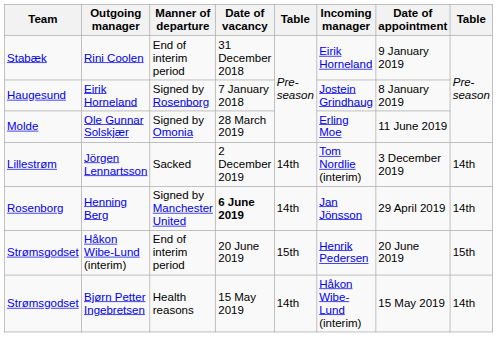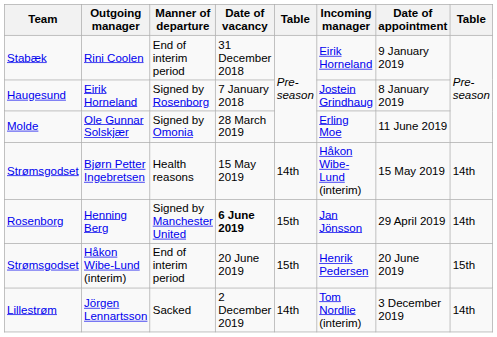rows swapped: (115, 303) <-> (116, 164)
(288, 208) 14th -> (288, 221) 15th
